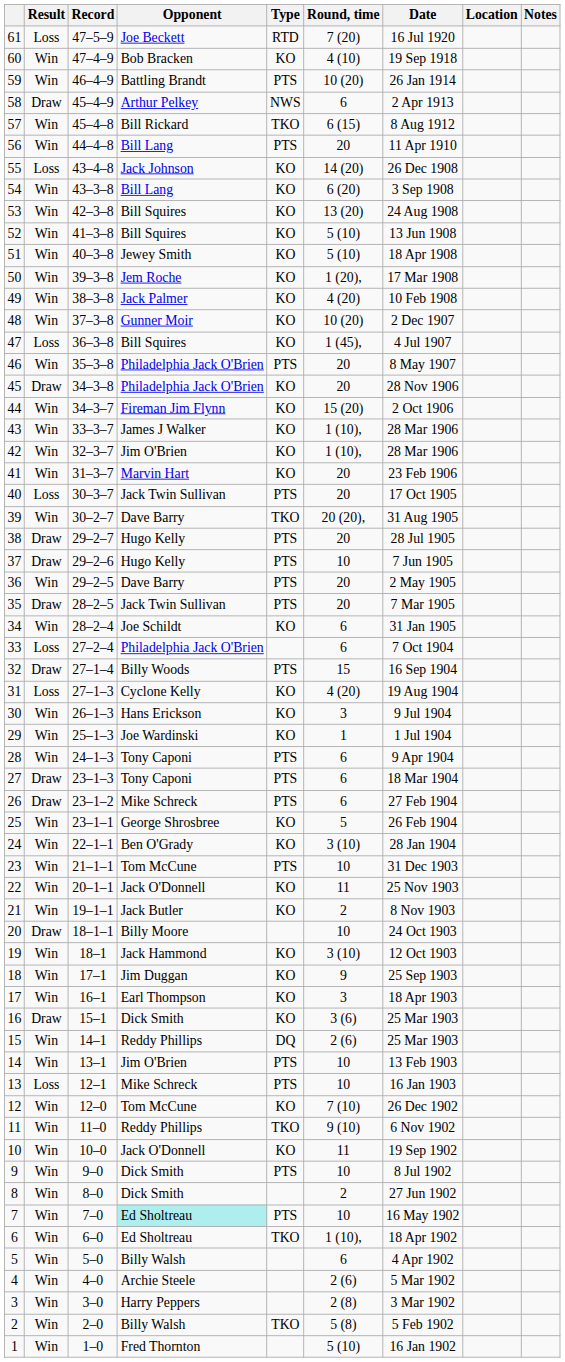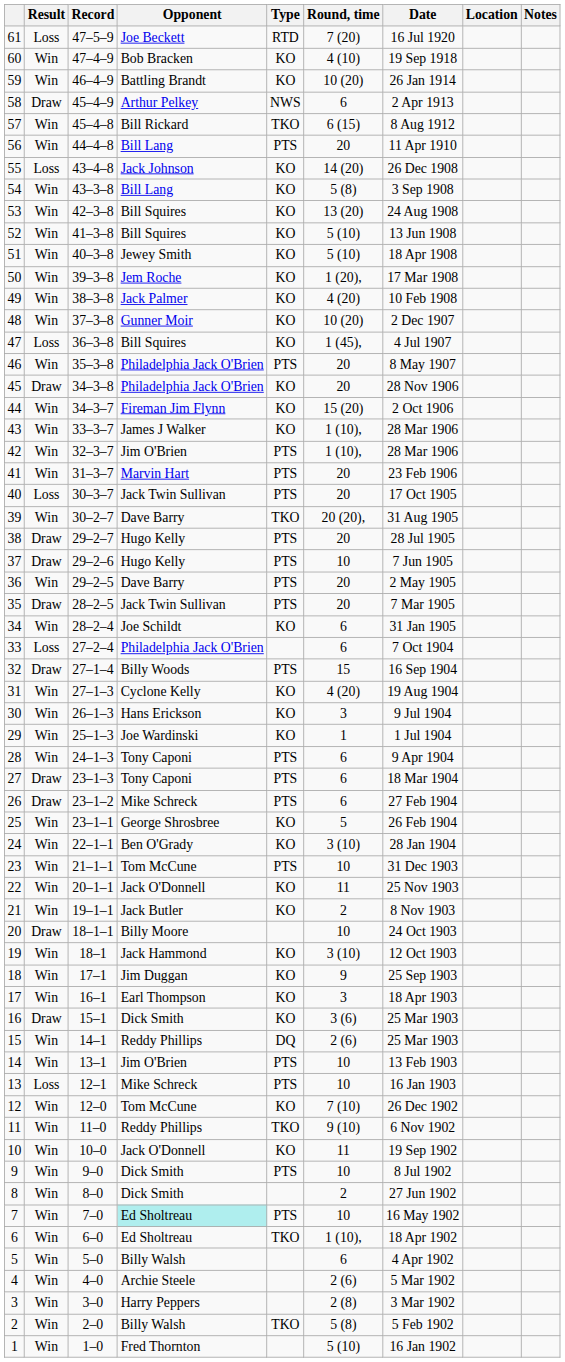(285, 80) PTS -> (285, 80) KO
(343, 189) 6 (20) -> (343, 189) 5 (8)
(285, 451) KO -> (285, 451) PTS
(285, 473) KO -> (285, 473) PTS
(46, 691) Loss -> (46, 691) Win
